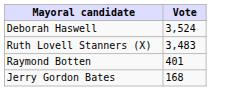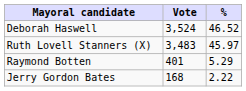+ column: (224, 13)
